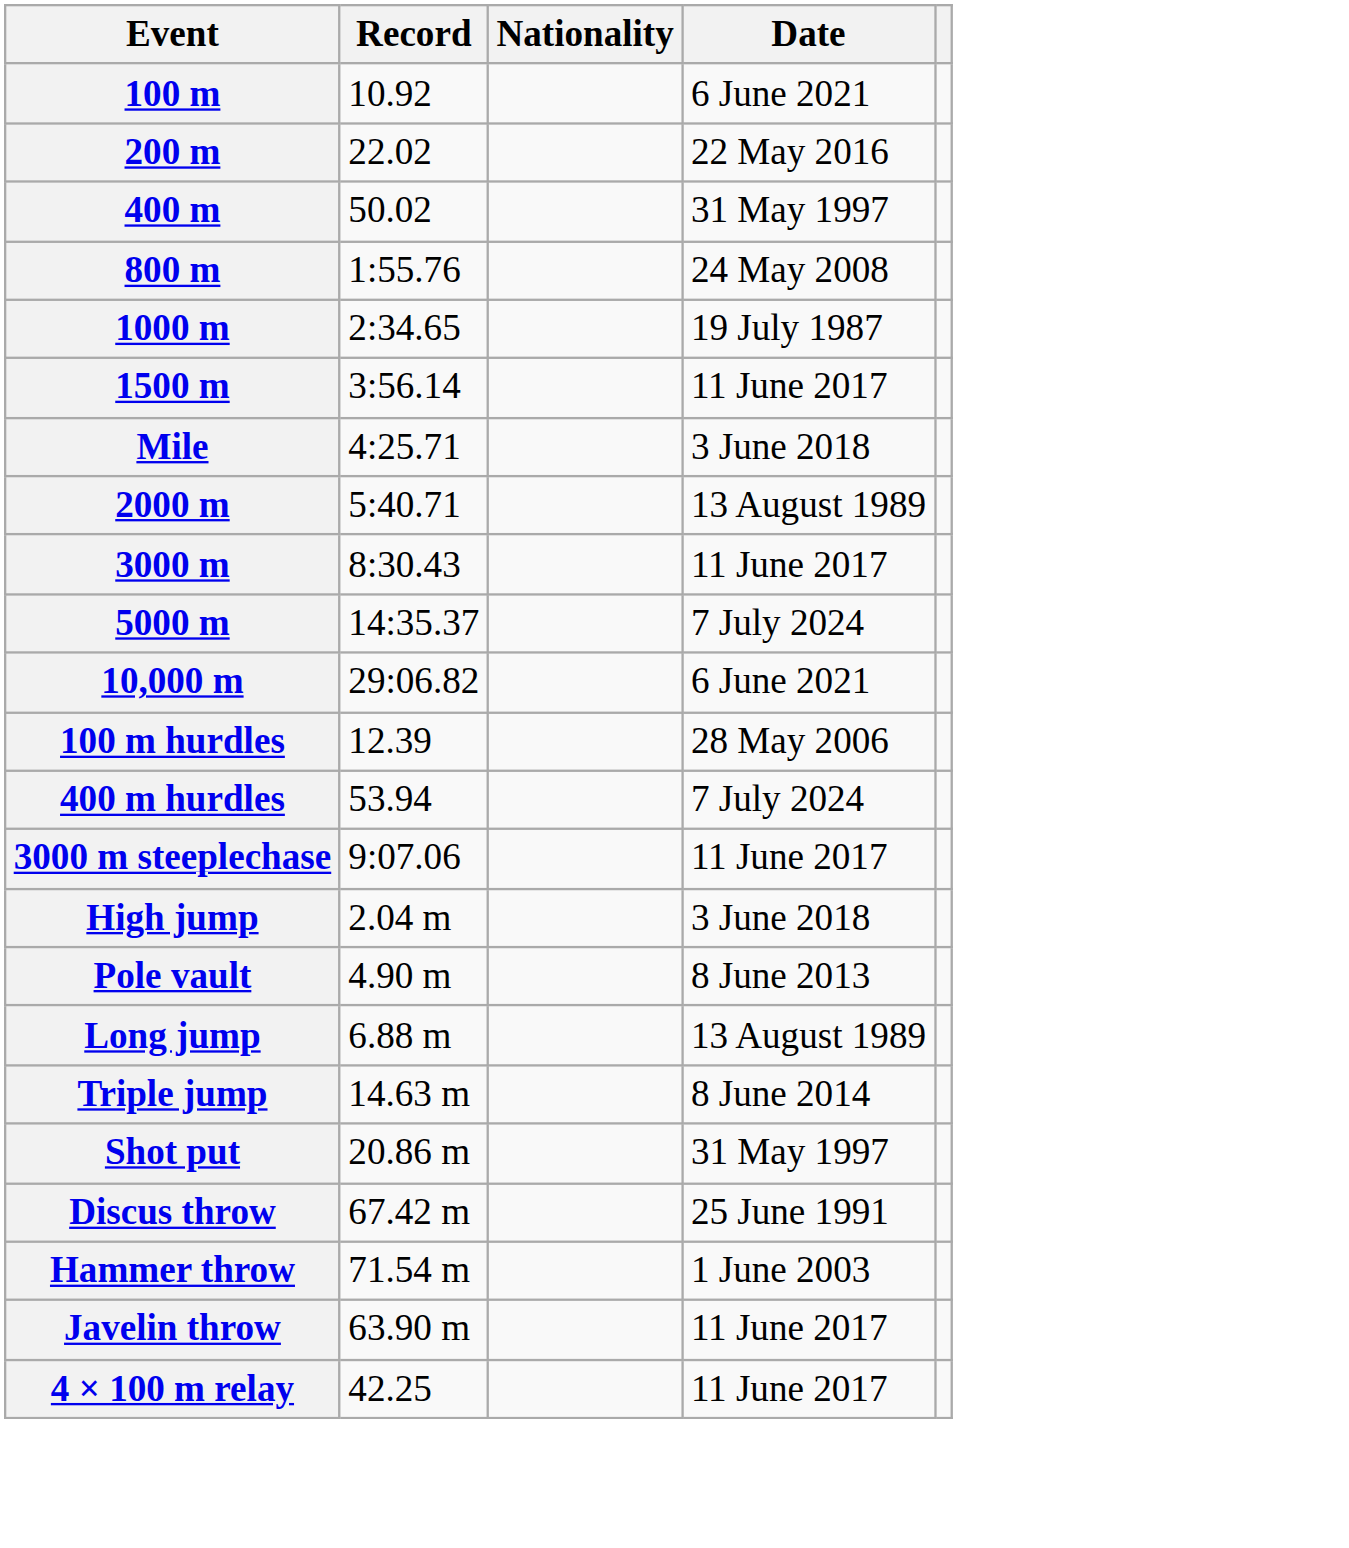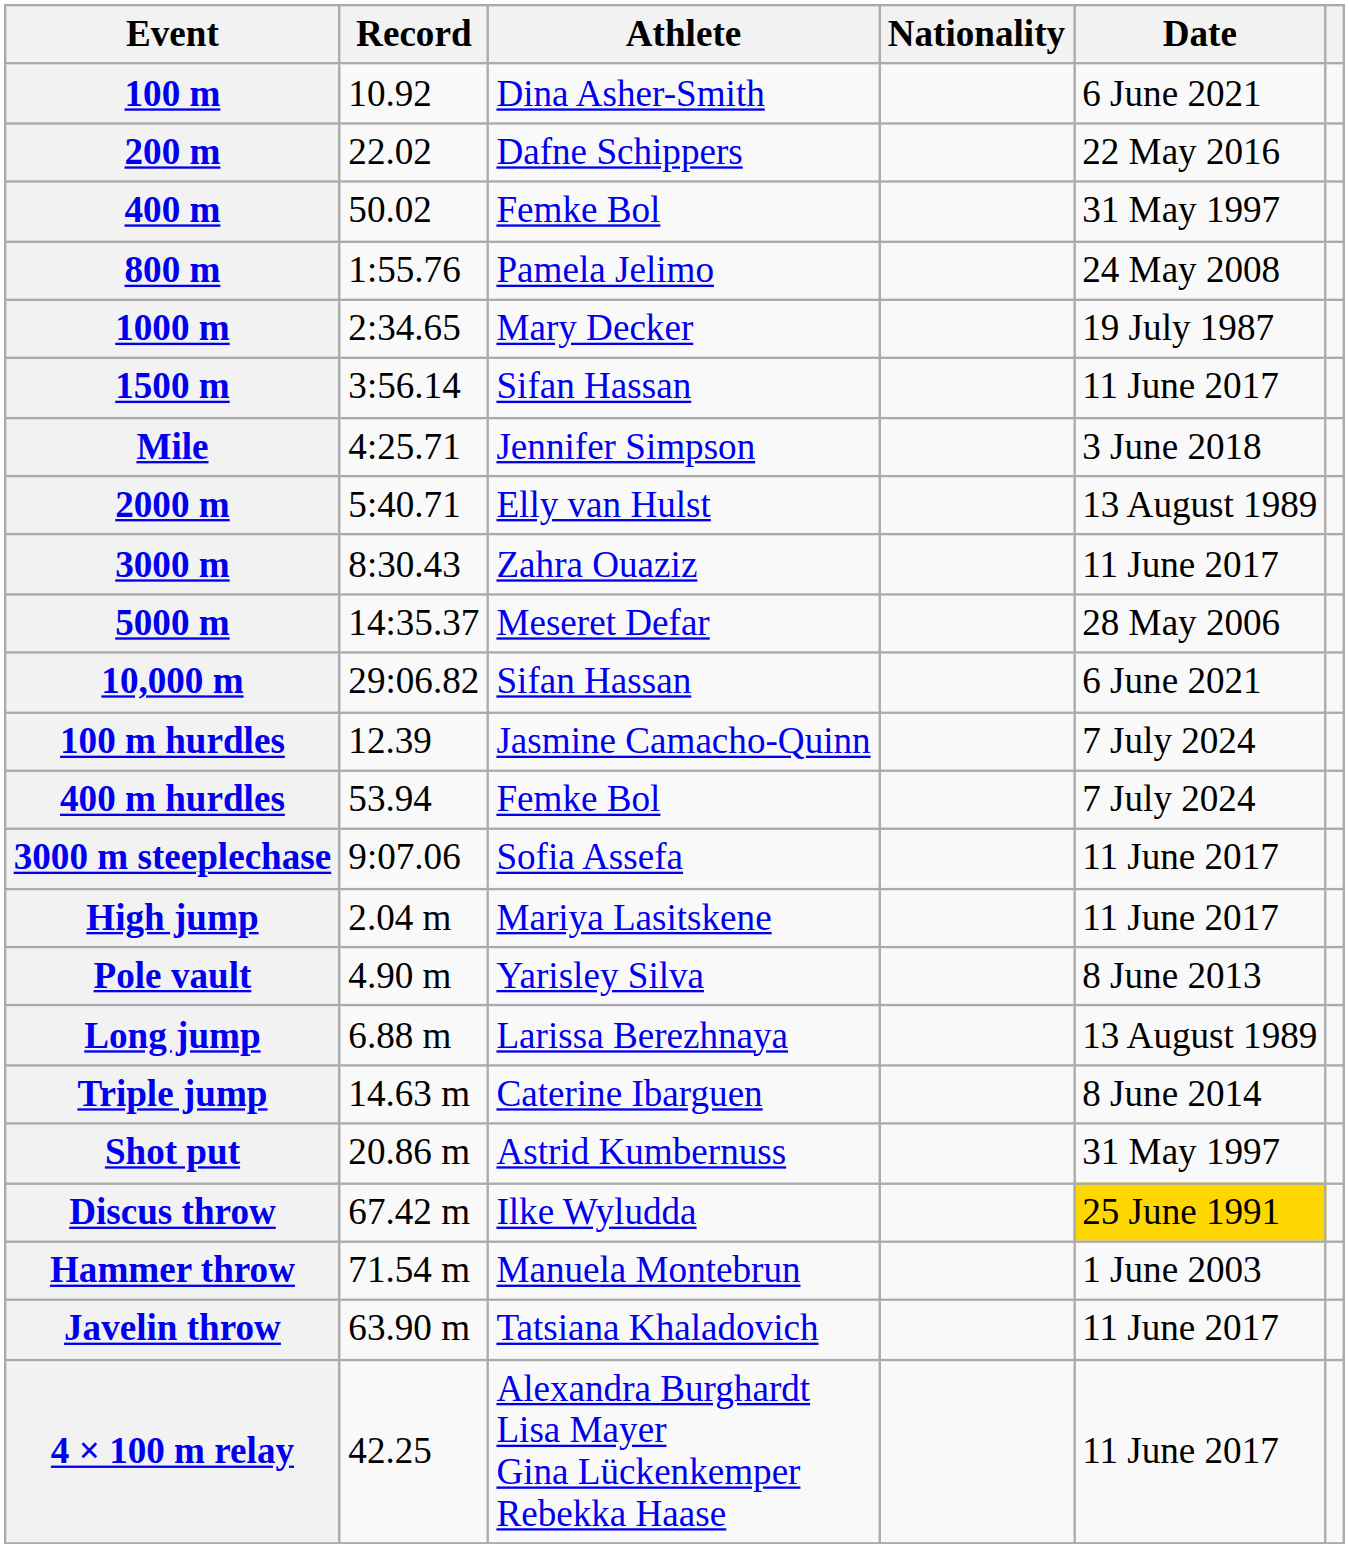+ column: (684, 33)
(778, 622) 7 July 2024 -> (1181, 622) 28 May 2006
(790, 740) 28 May 2006 -> (1169, 740) 7 July 2024
(781, 916) 3 June 2018 -> (1181, 916) 11 June 2017
(790, 1211) no background -> (1181, 1211) gold background
